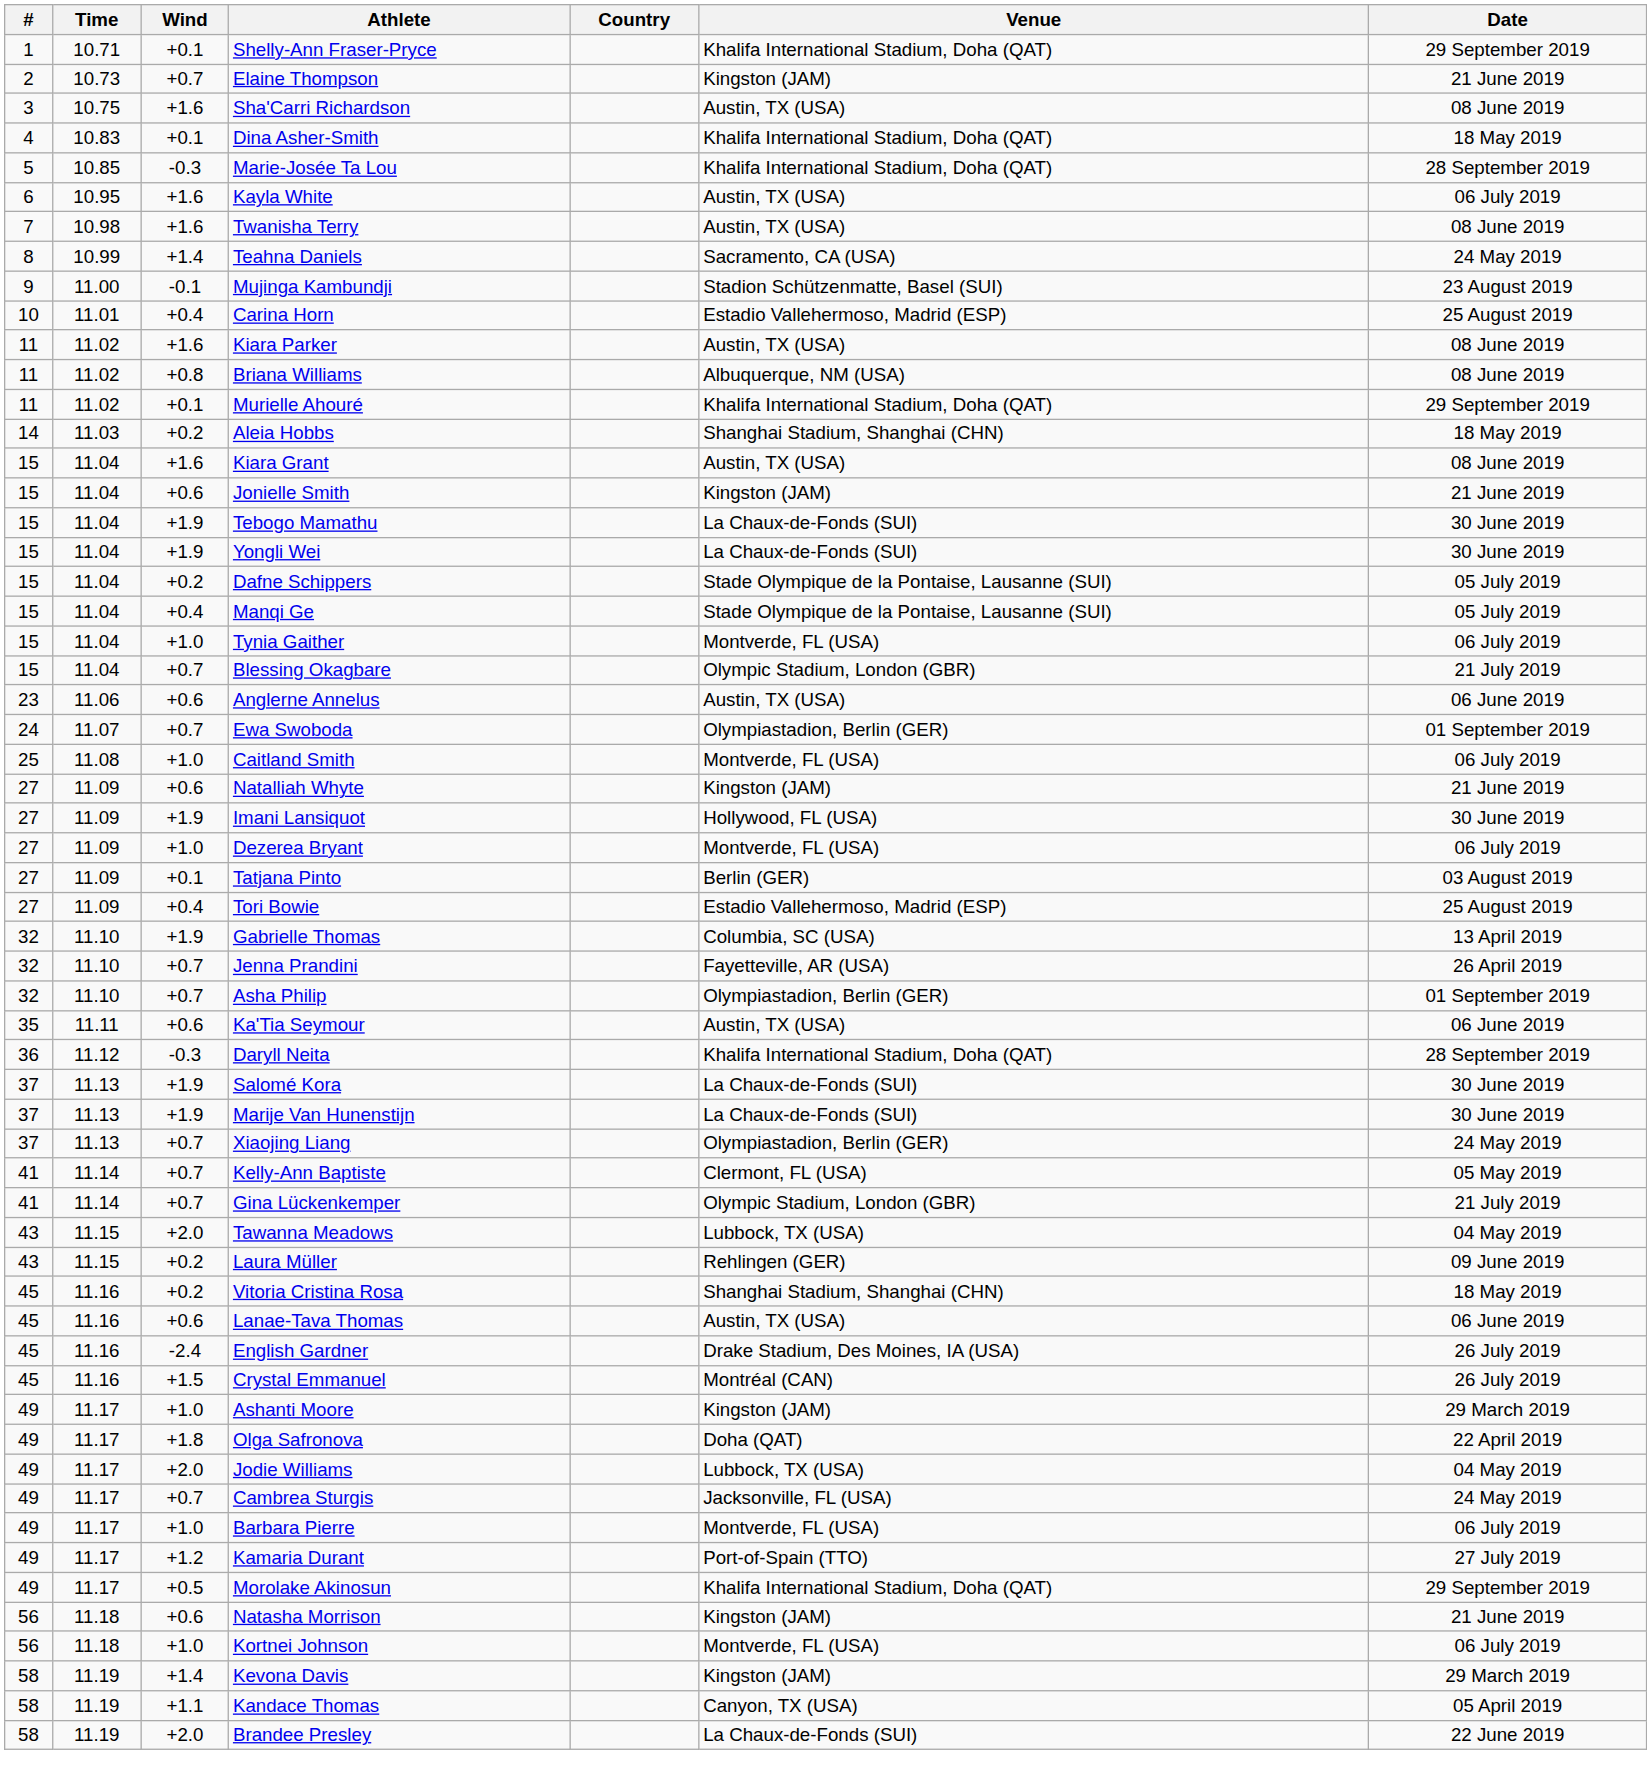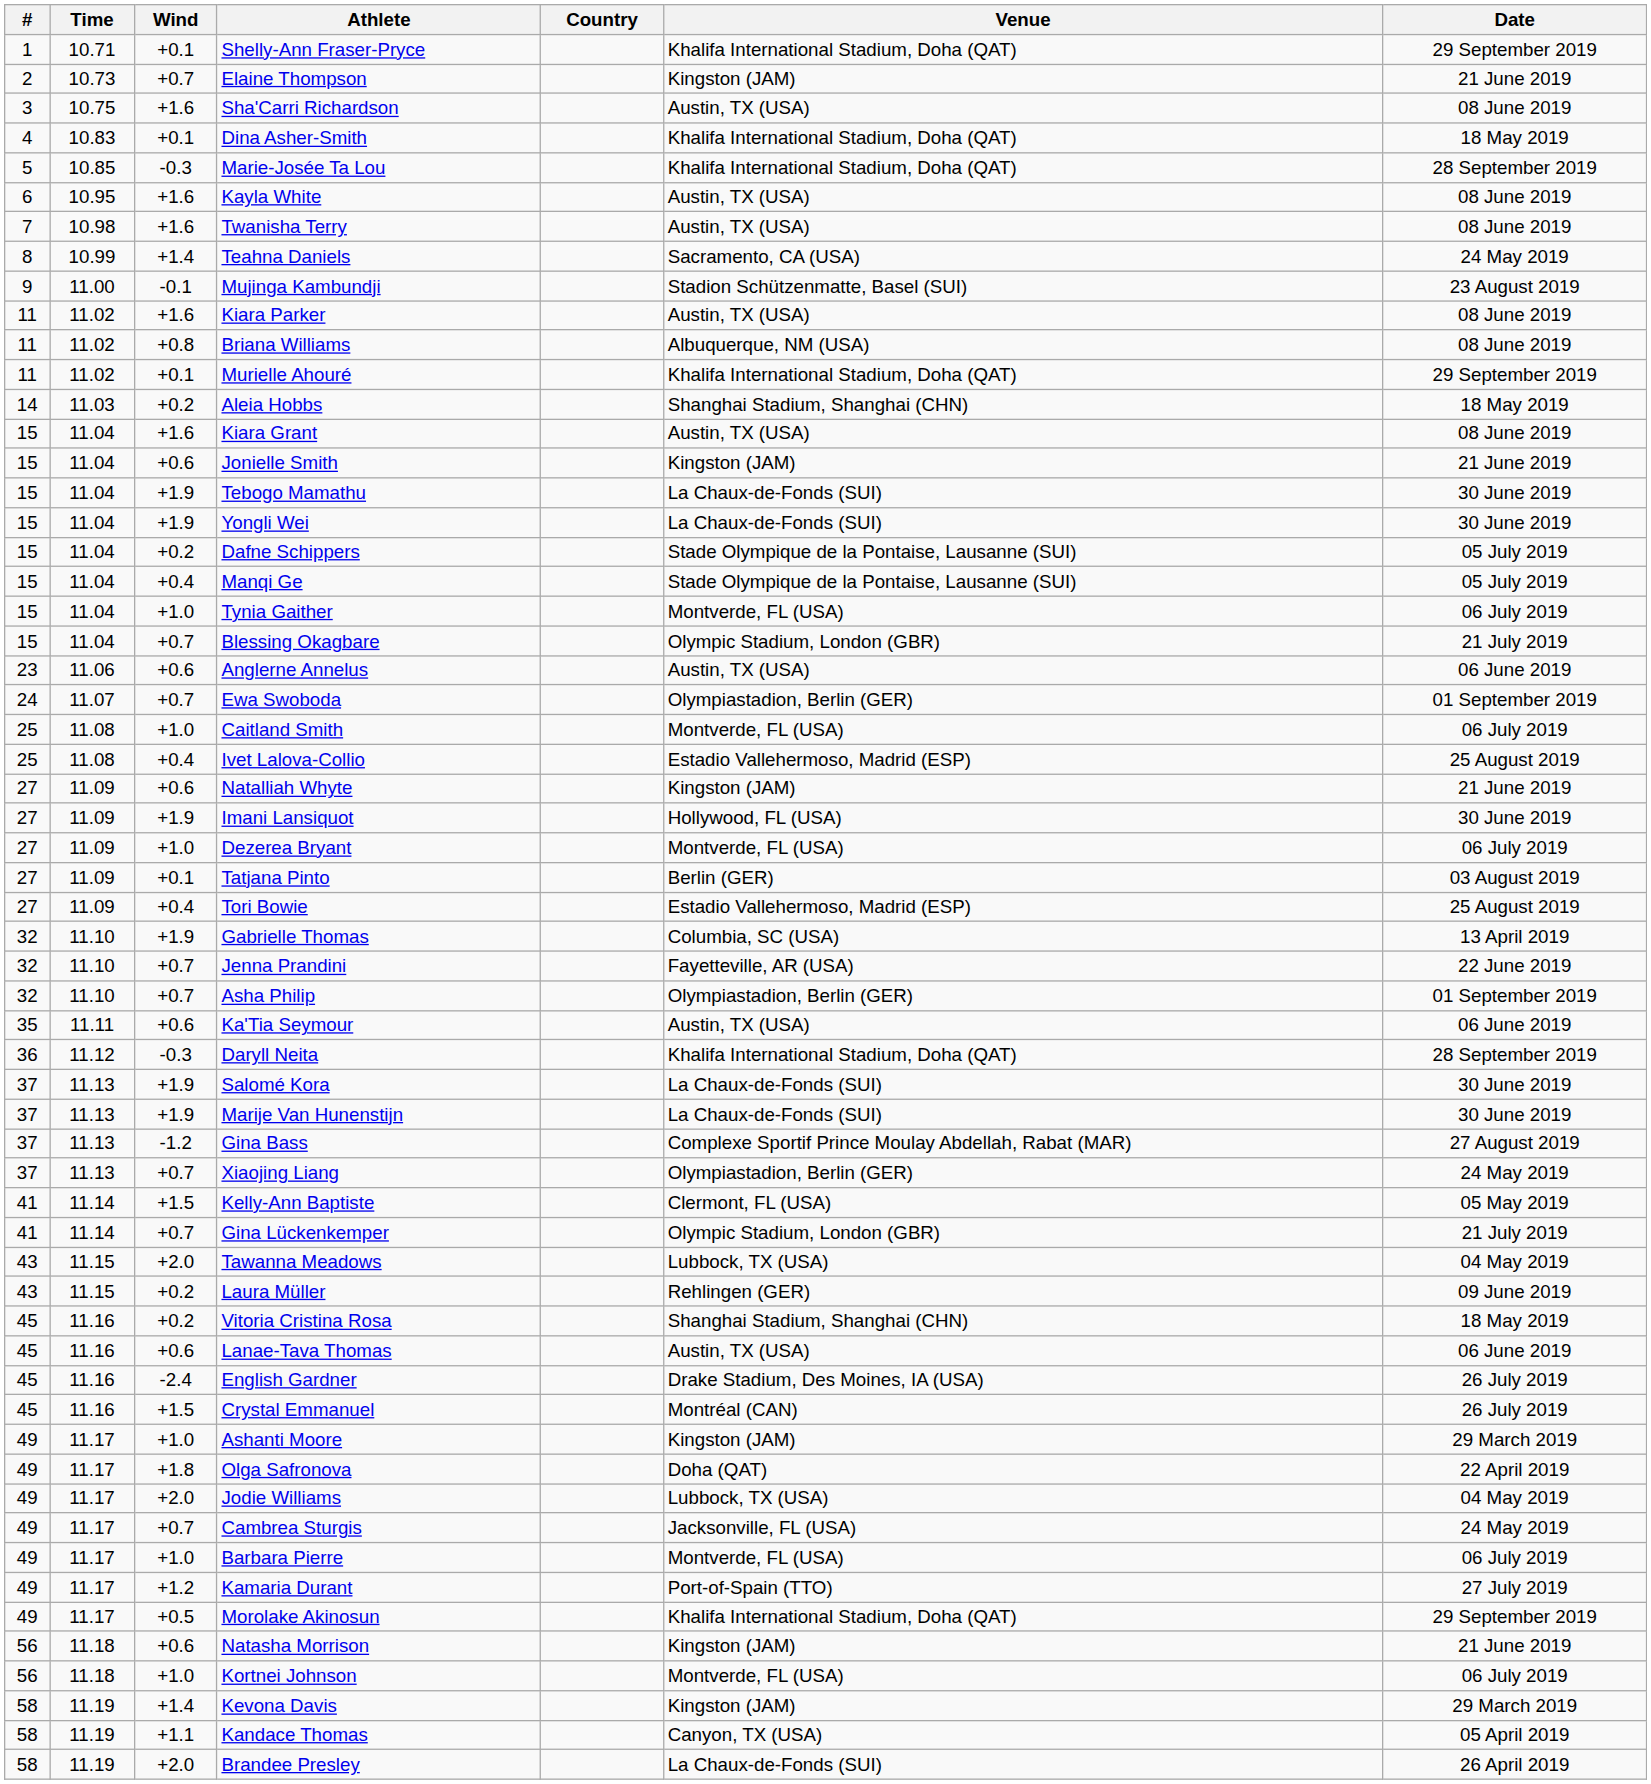(1508, 197) 06 July 2019 -> (1515, 197) 08 June 2019
- row: (283, 316)
+ row: (293, 759)
(1508, 966) 26 April 2019 -> (1515, 966) 22 June 2019
+ row: (265, 1144)
(185, 1173) +0.7 -> (176, 1203) +1.5
(1508, 1735) 22 June 2019 -> (1515, 1765) 26 April 2019
